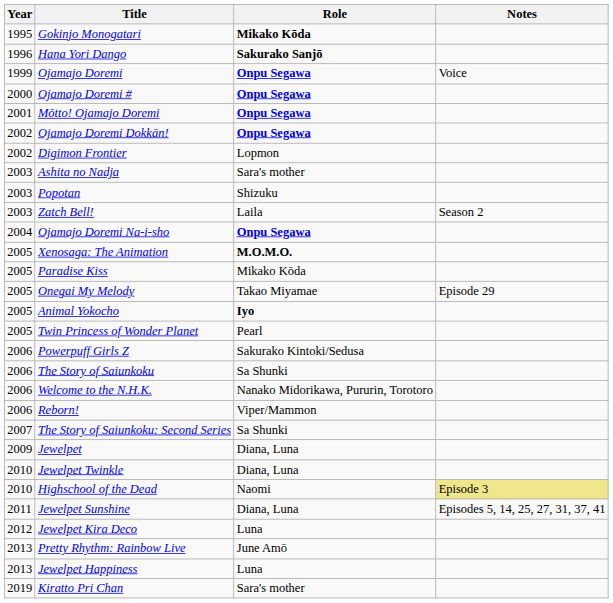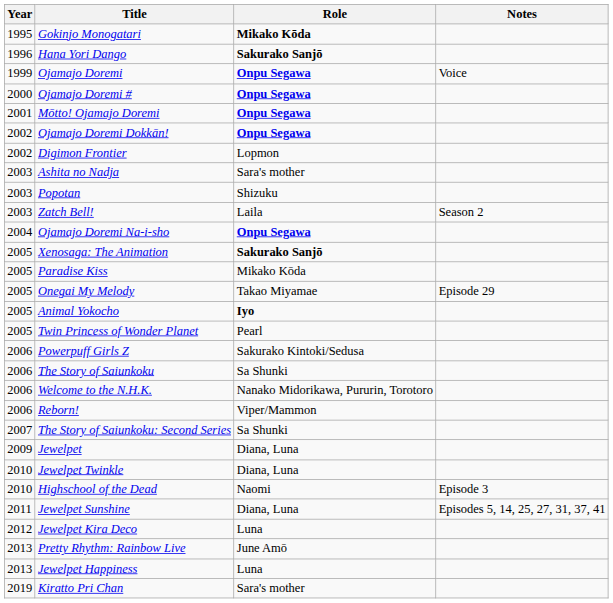(265, 251) M.O.M.O. -> (280, 251) Sakurako Sanjō
(463, 489) khaki background -> (463, 489) no background
